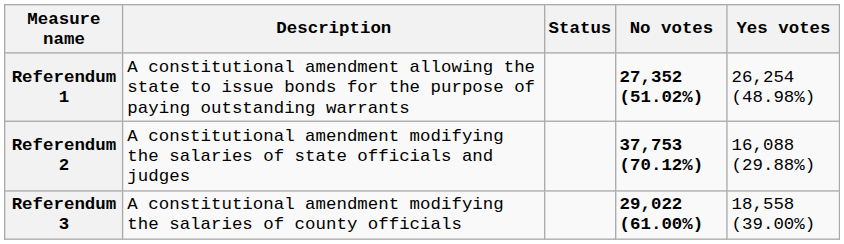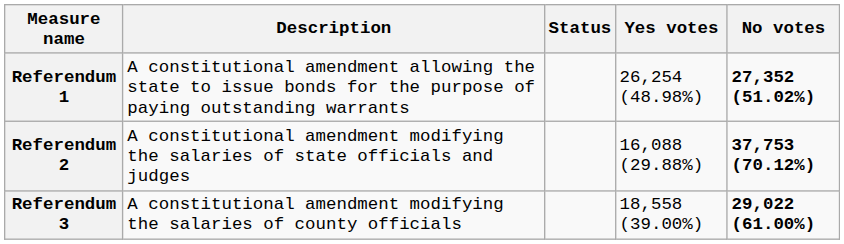columns swapped: (783, 29) <-> (671, 29)
